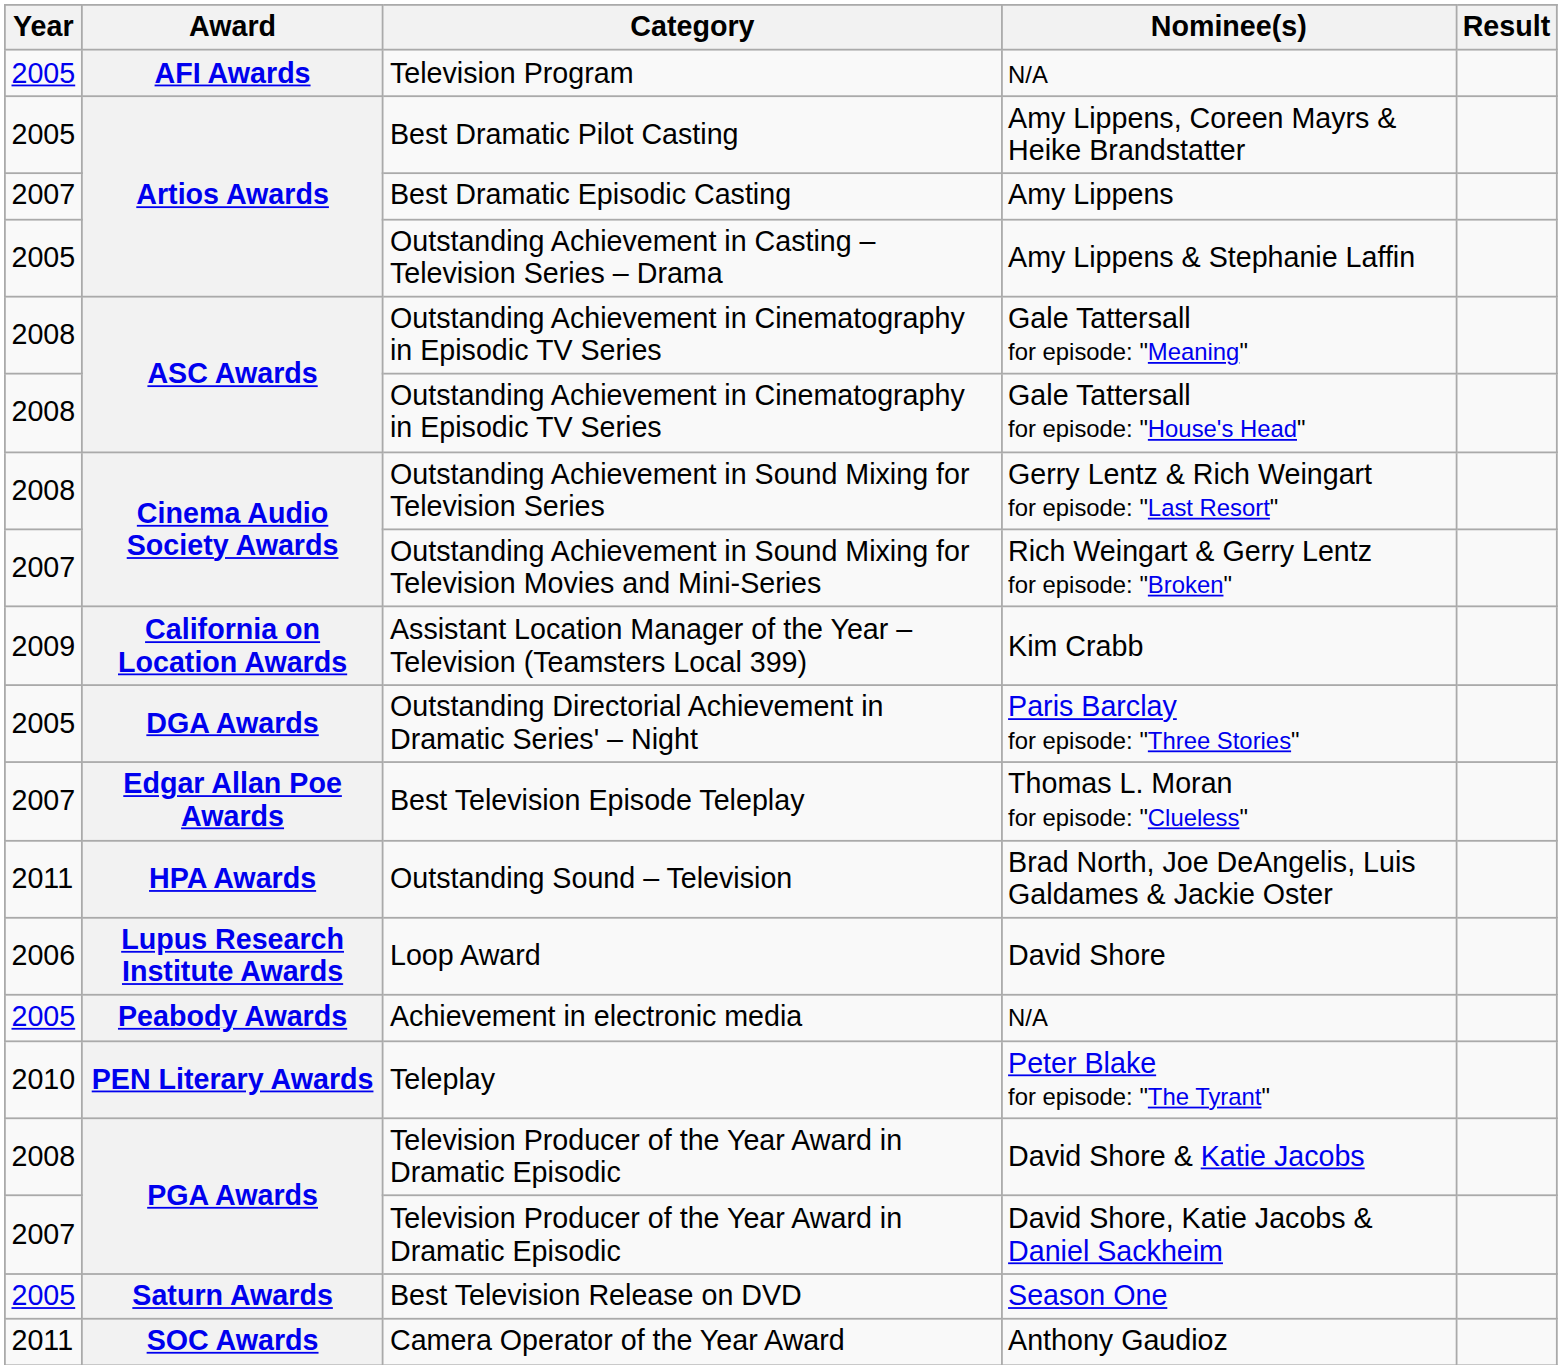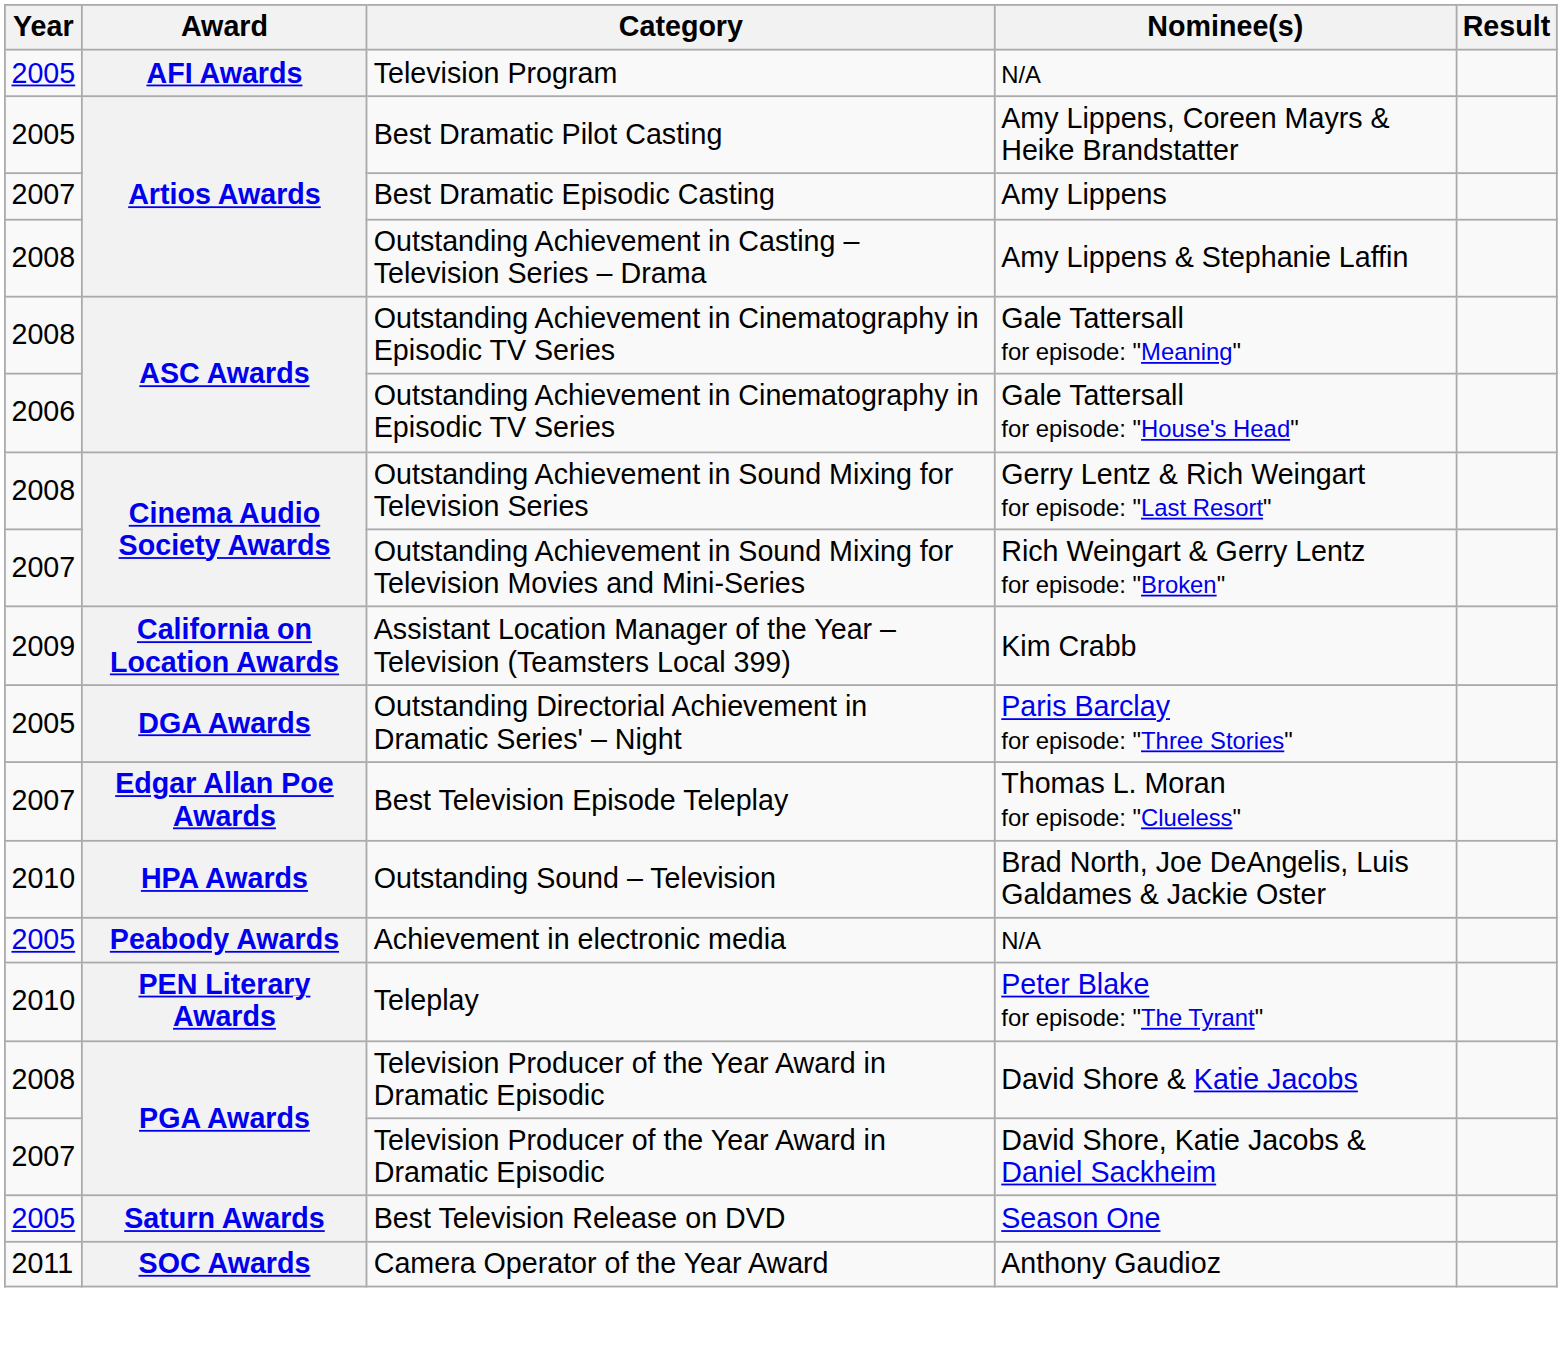(43, 257) 2005 -> (43, 257) 2008
(43, 412) 2008 -> (43, 412) 2006
(42, 878) 2011 -> (43, 878) 2010
- row: (465, 955)
